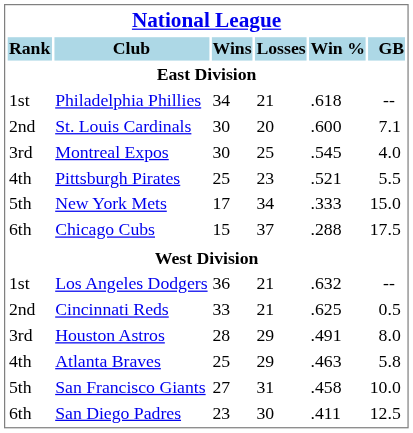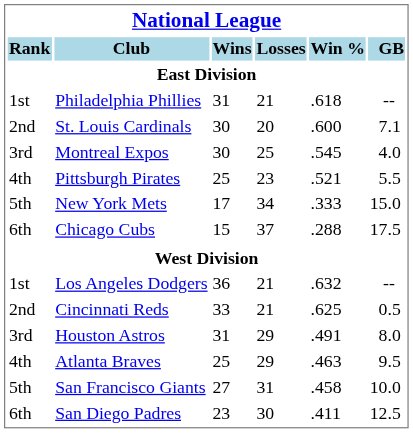(221, 100) 34 -> (221, 100) 31
(221, 335) 28 -> (221, 335) 31
(385, 361) 5.8 -> (385, 361) 9.5
